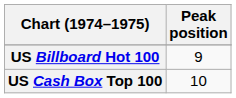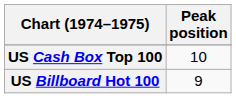rows swapped: (85, 57) <-> (85, 81)
